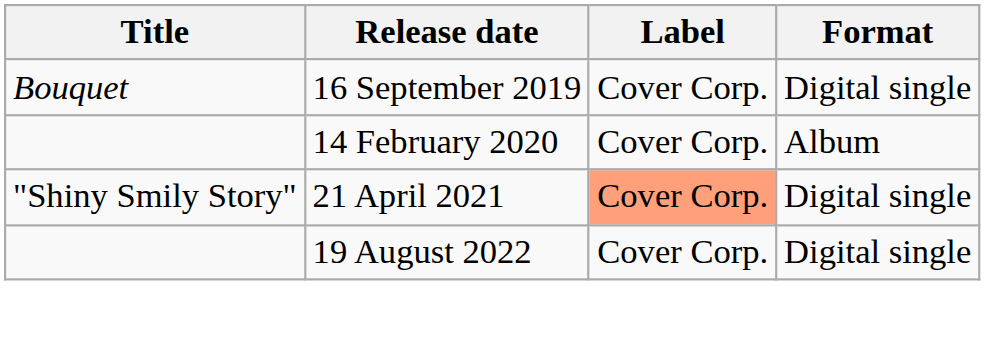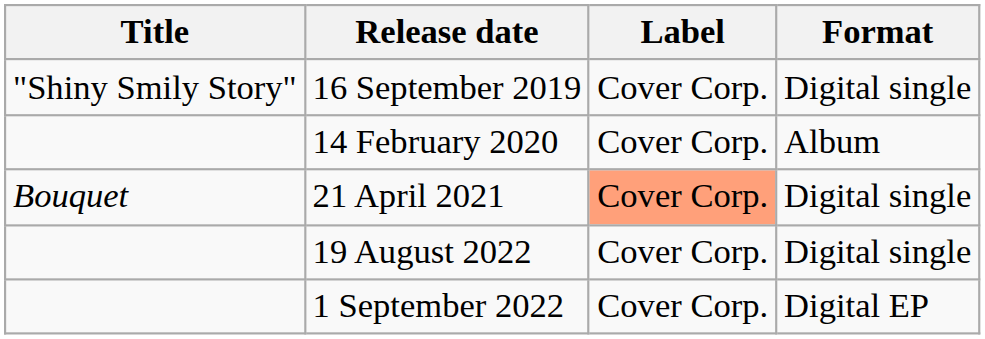(71, 86) Bouquet -> (155, 86) "Shiny Smily Story"
(155, 196) "Shiny Smily Story" -> (71, 196) Bouquet
+ row: (438, 305)
